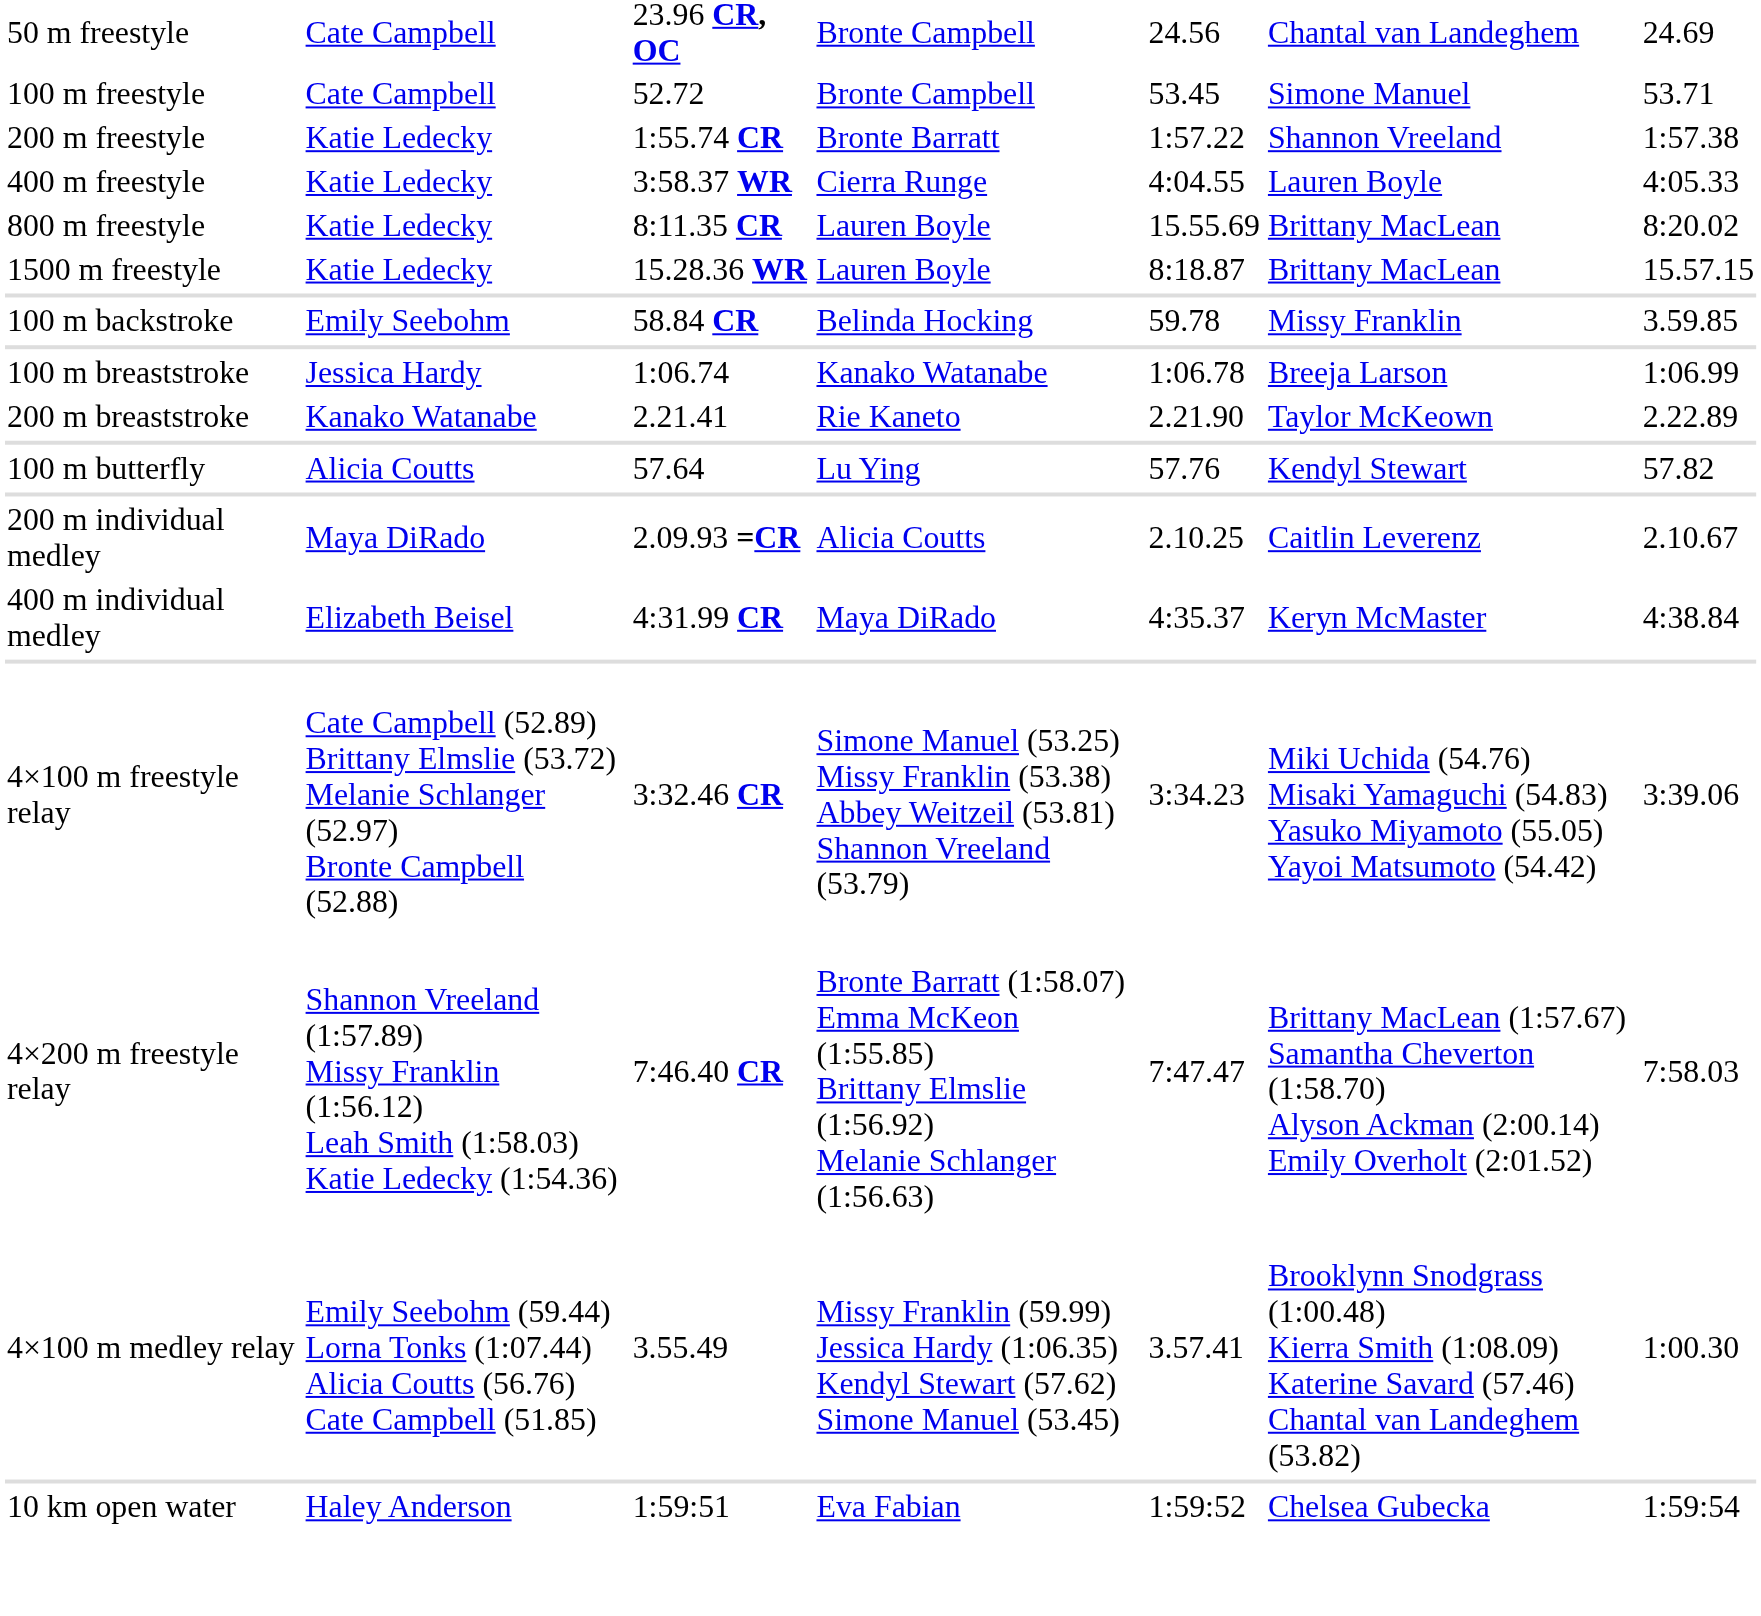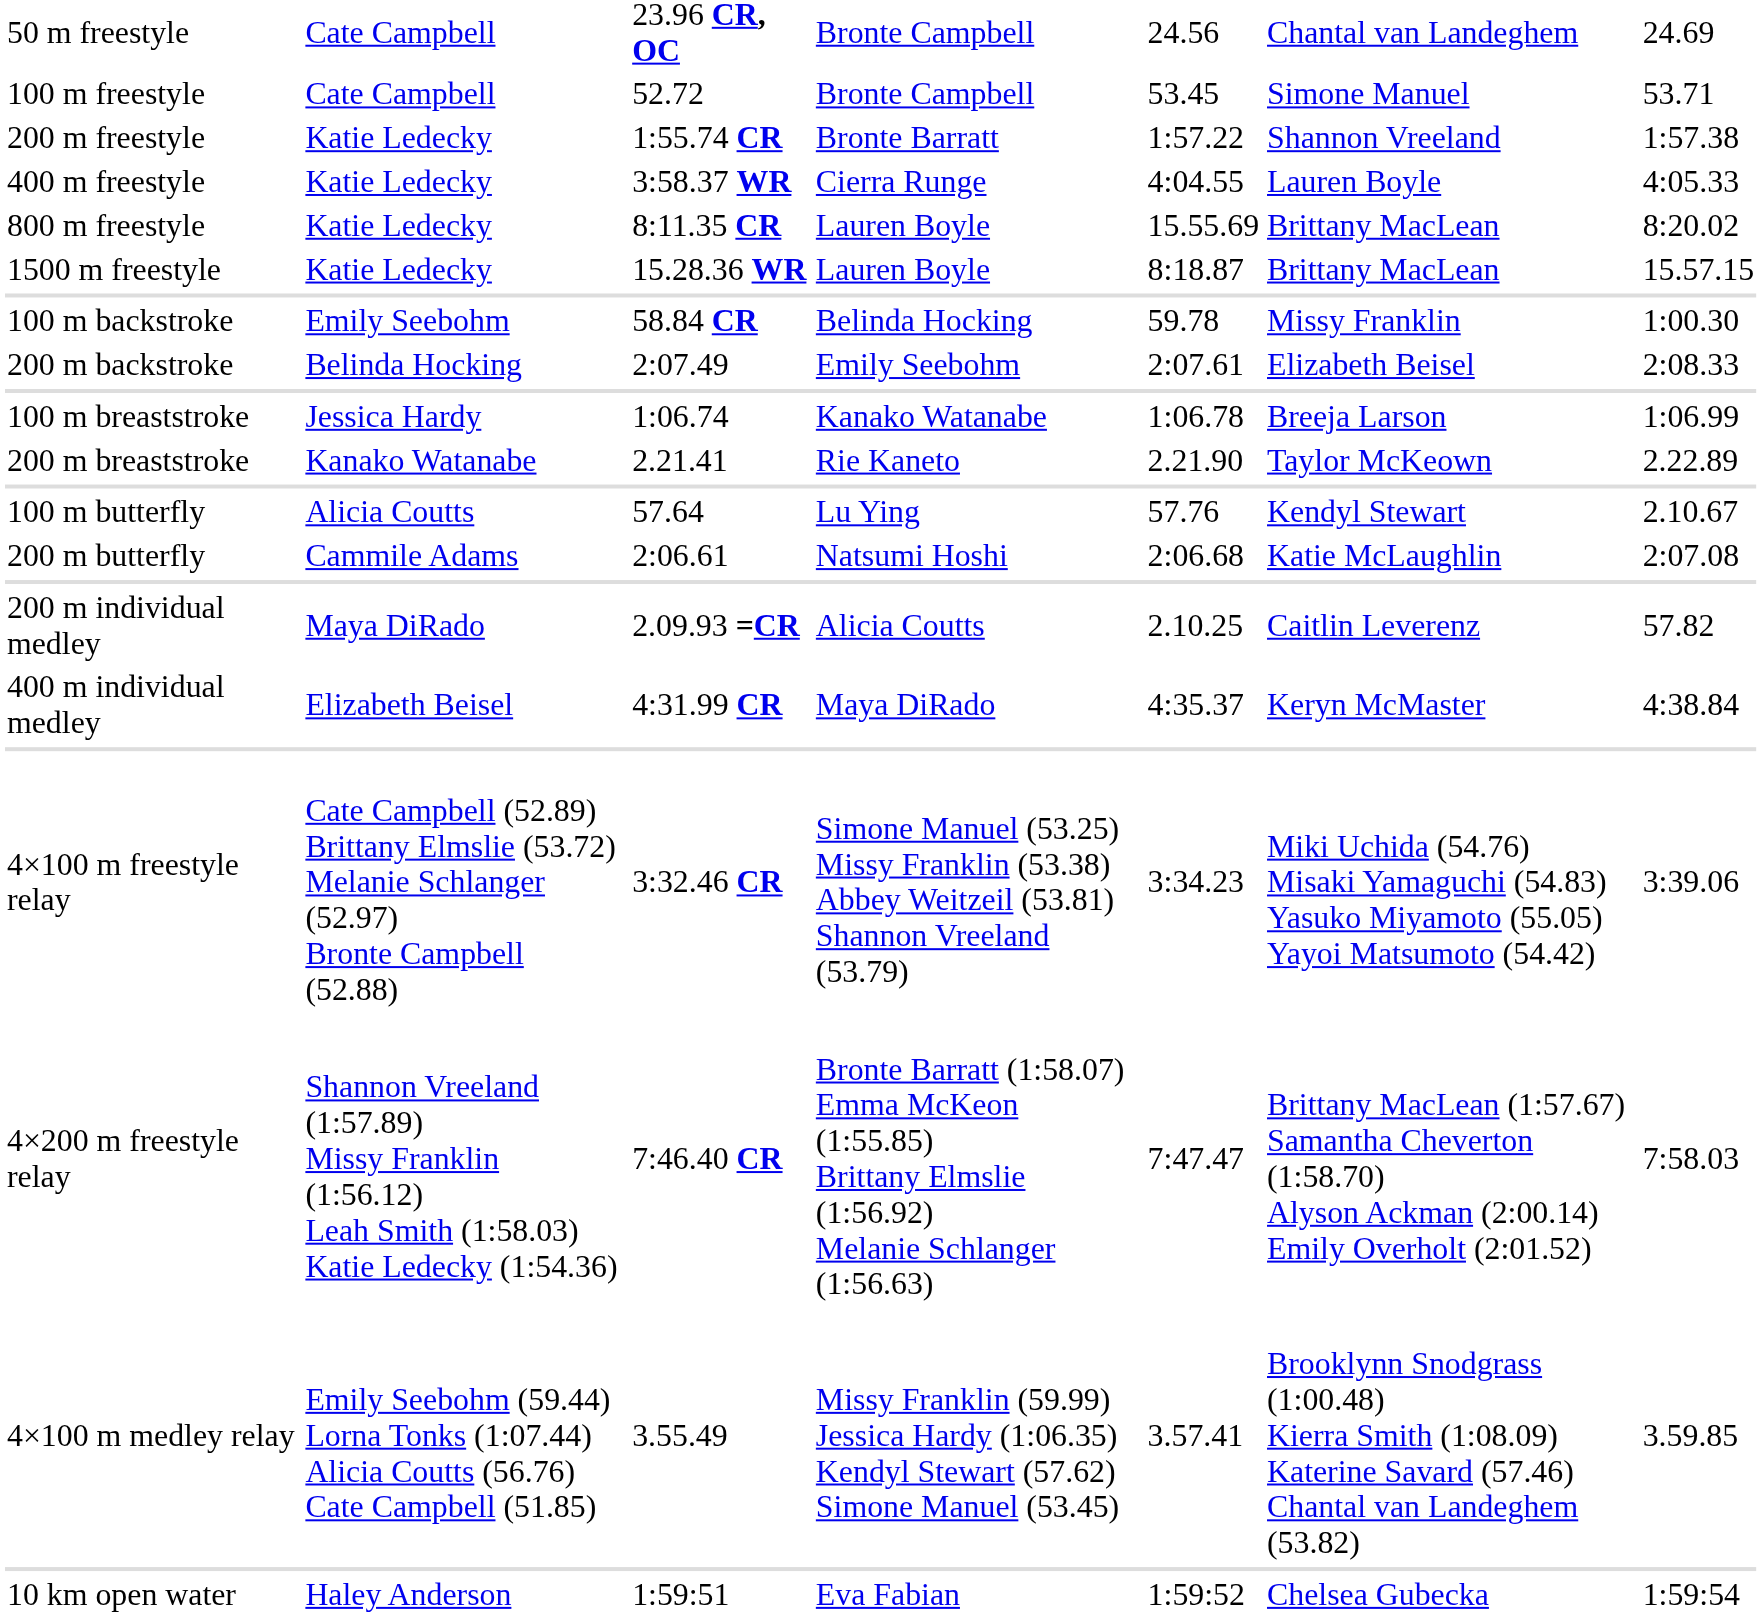(1690, 320) 3.59.85 -> (1691, 320) 1:00.30
+ row: (120, 364)
(1679, 468) 57.82 -> (1690, 511) 2.10.67
+ row: (106, 555)
(1690, 537) 2.10.67 -> (1679, 625) 57.82
(1691, 1347) 1:00.30 -> (1690, 1435) 3.59.85
